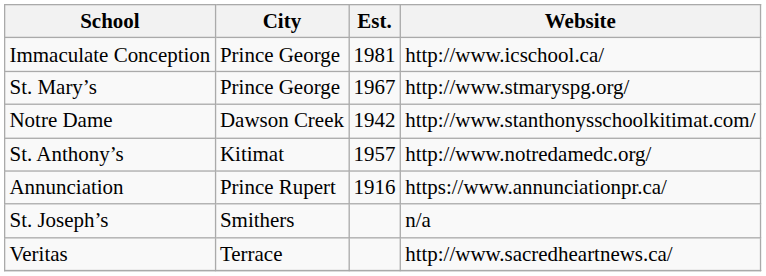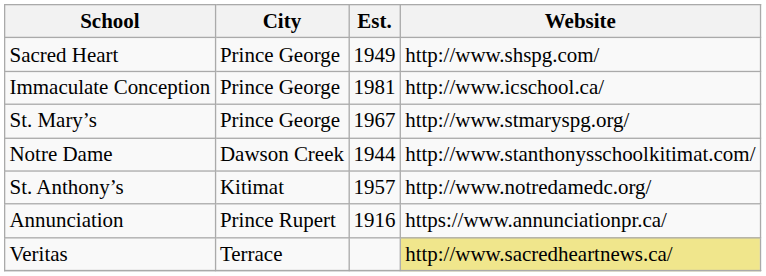+ row: (64, 54)
(375, 120) 1942 -> (375, 154) 1944
- row: (59, 220)
(539, 253) no background -> (539, 253) khaki background
